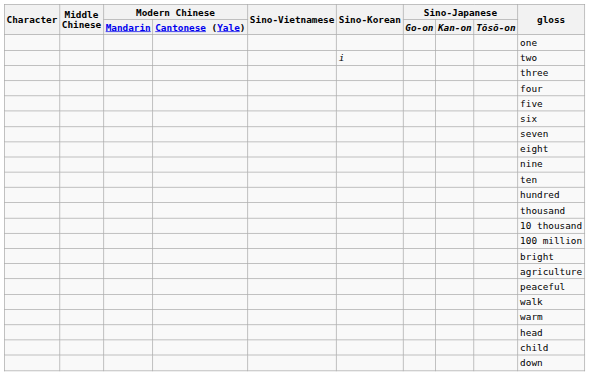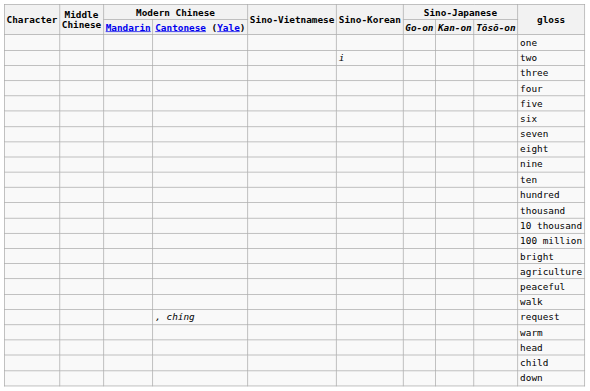+ row: (32, 317)
